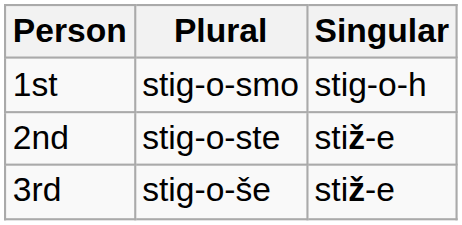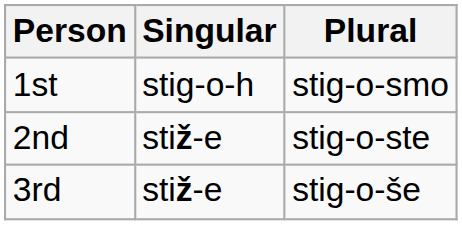columns swapped: (382, 31) <-> (221, 31)
